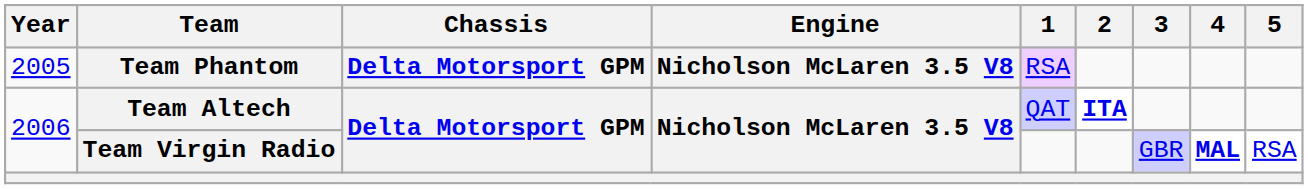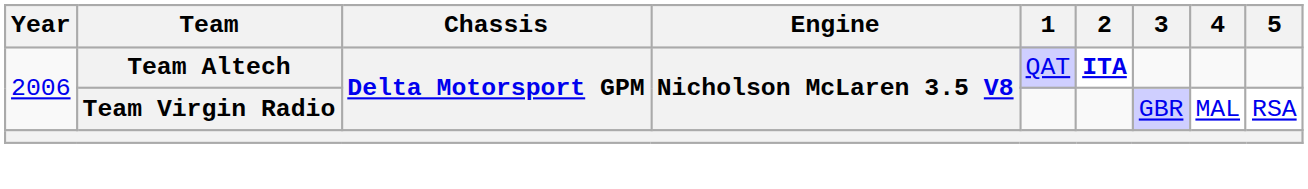- row: (209, 67)
(1218, 151) bold -> (1218, 109) normal
